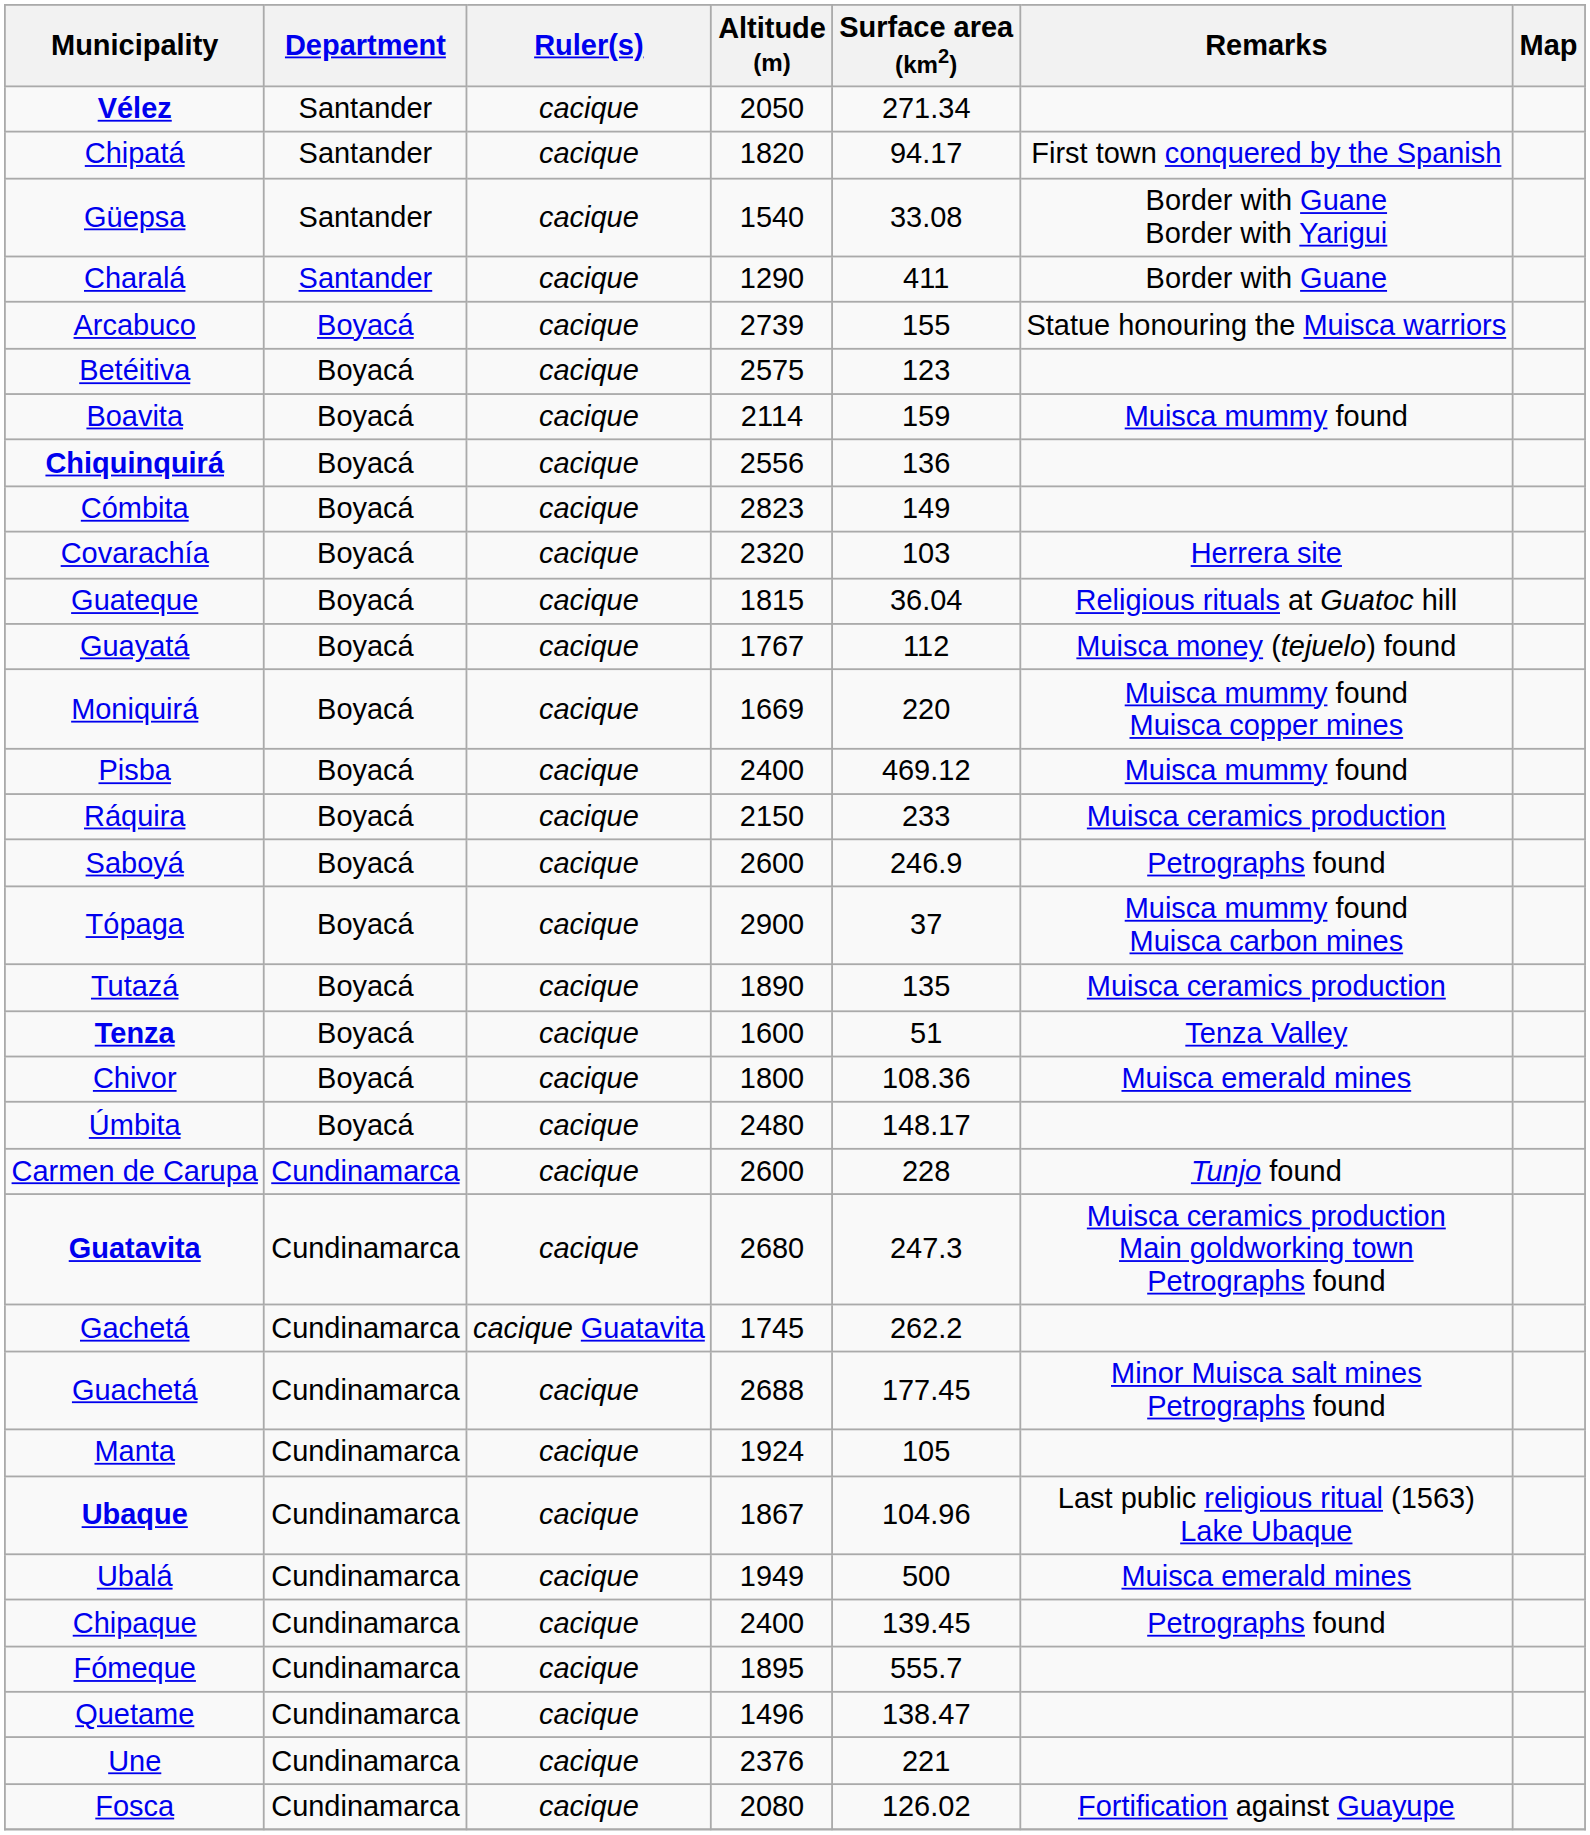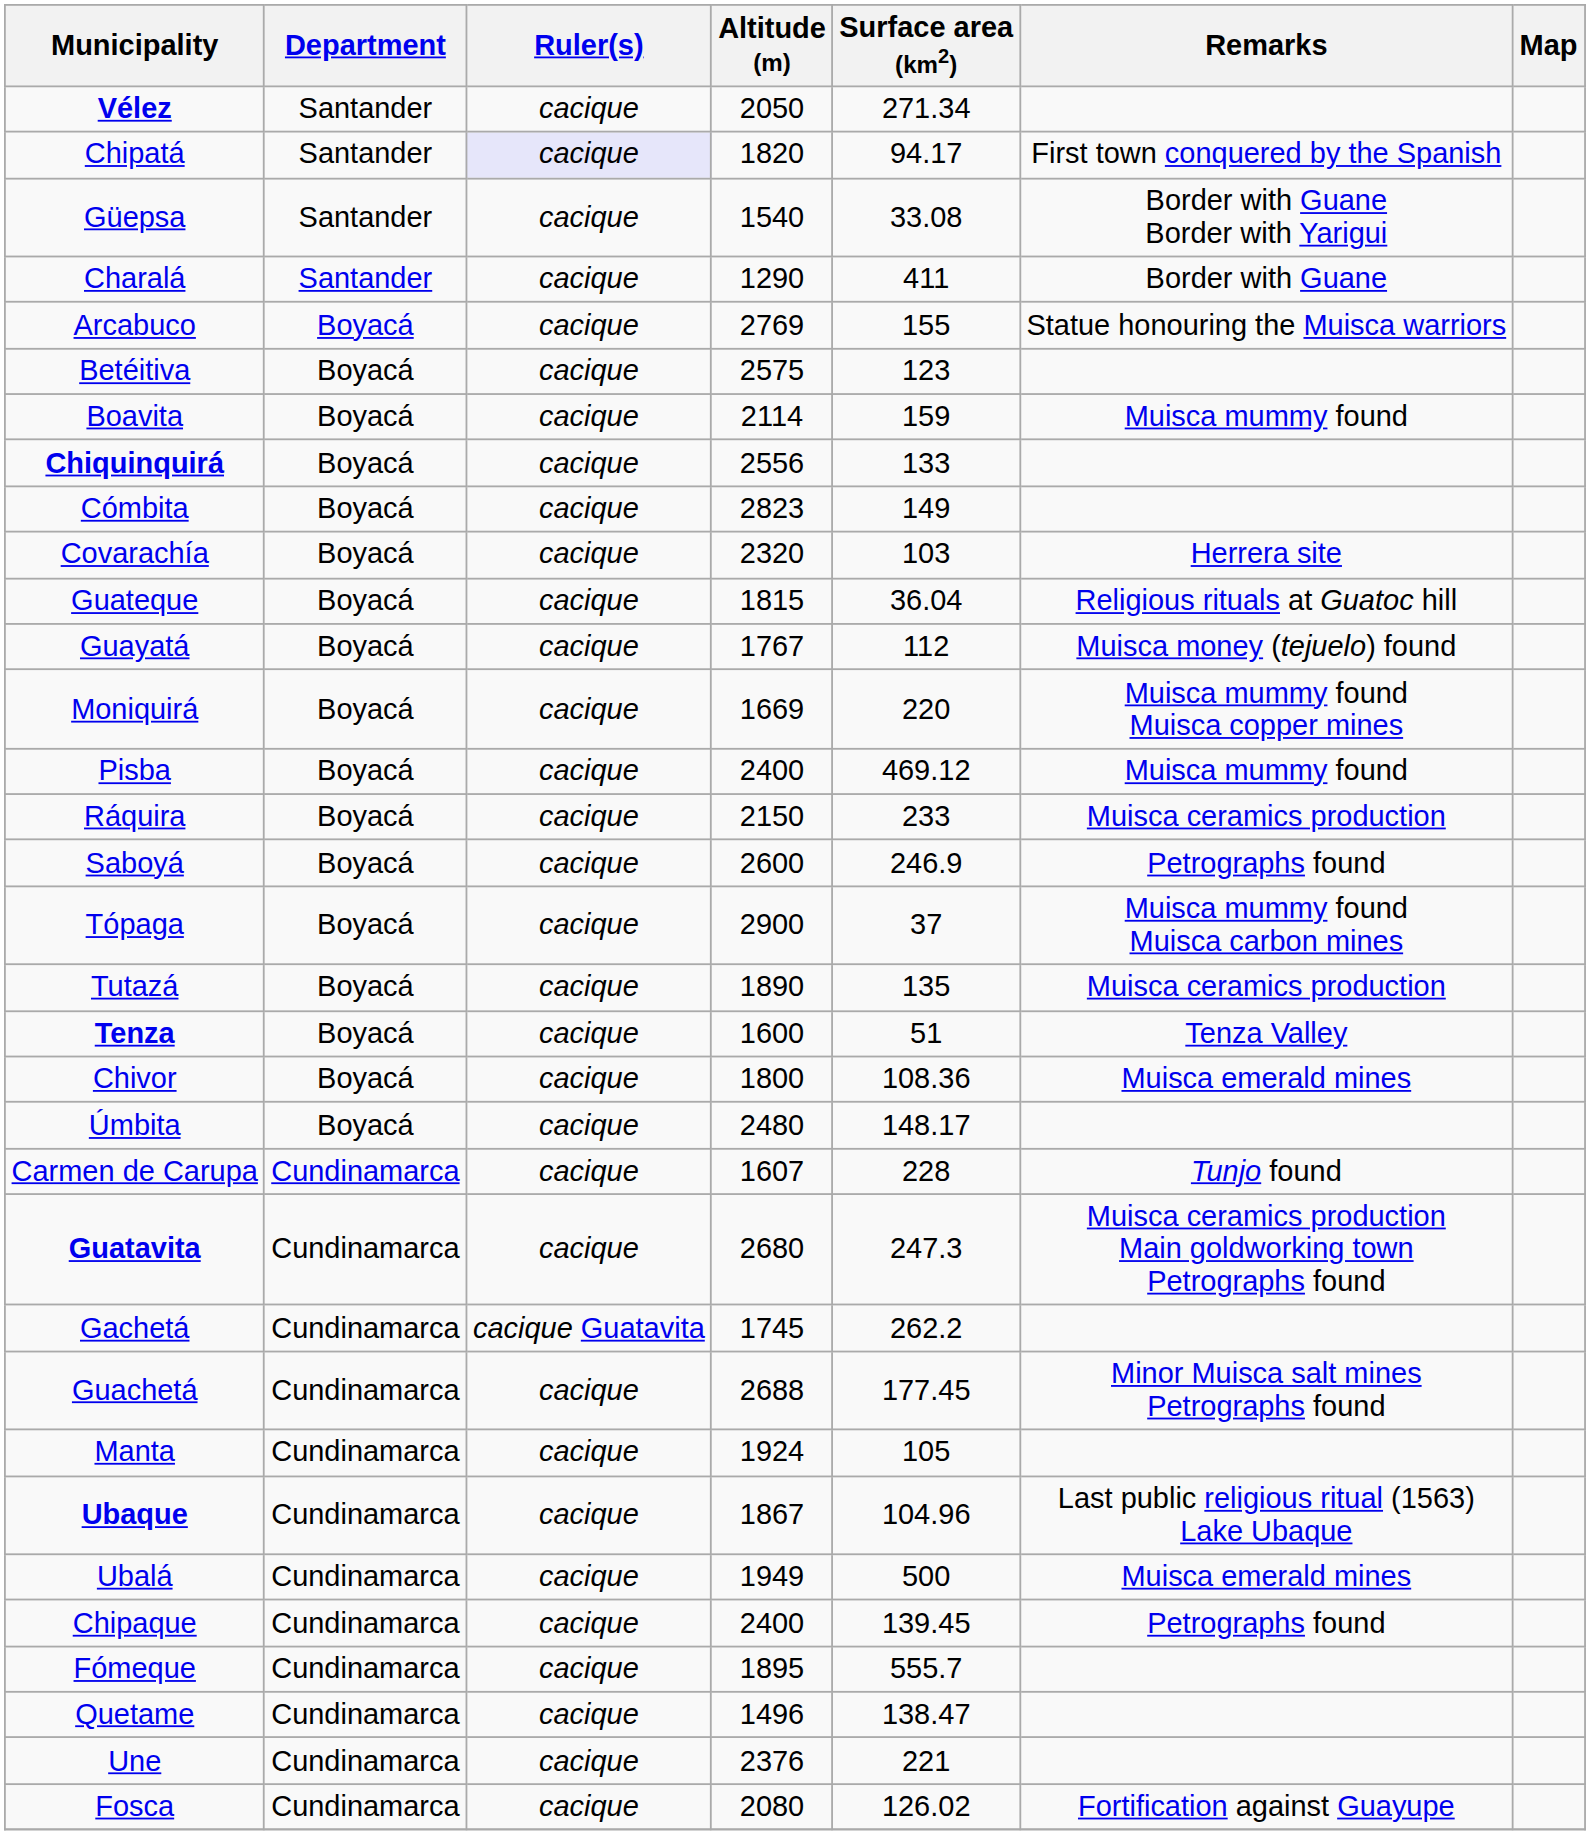(589, 154) no background -> (589, 154) lavender background
(772, 324) 2739 -> (772, 324) 2769
(926, 462) 136 -> (926, 462) 133
(772, 1170) 2600 -> (772, 1170) 1607
